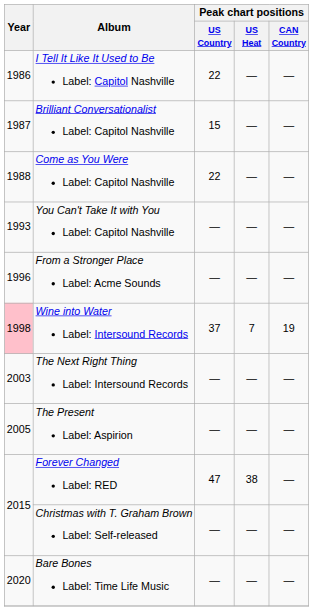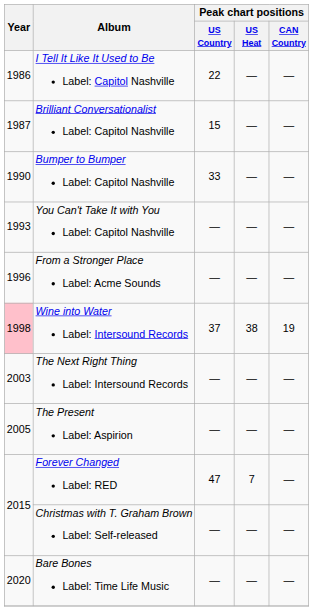- row: (114, 171)
+ row: (114, 171)
(252, 328) 7 -> (252, 328) 38
(252, 479) 38 -> (252, 479) 7
